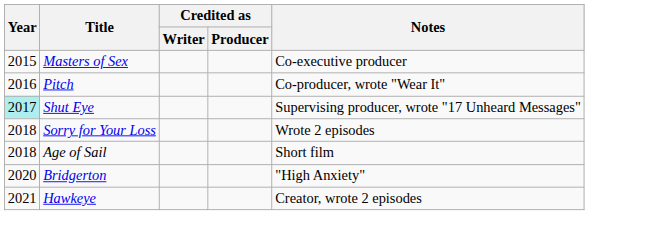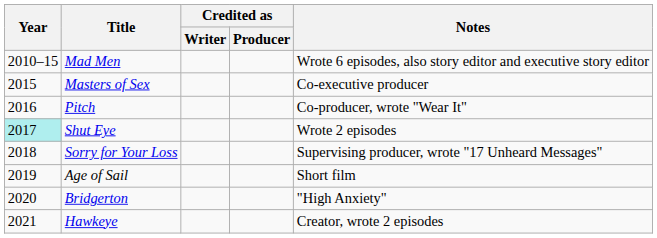+ row: (93, 61)
(428, 107) Supervising producer, wrote "17 Unheard Messages" -> (347, 130) Wrote 2 episodes
(325, 130) Wrote 2 episodes -> (450, 152) Supervising producer, wrote "17 Unheard Messages"
(22, 152) 2018 -> (22, 175) 2019
